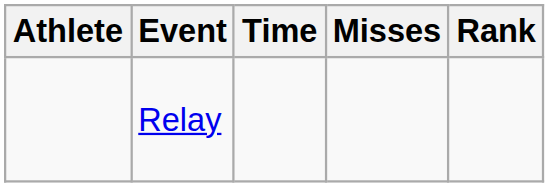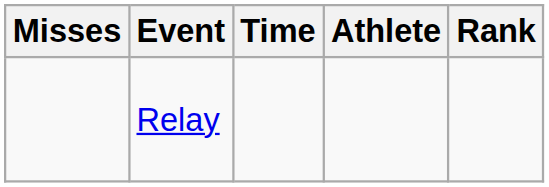columns swapped: (68, 31) <-> (387, 31)
